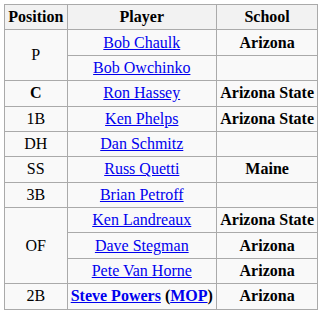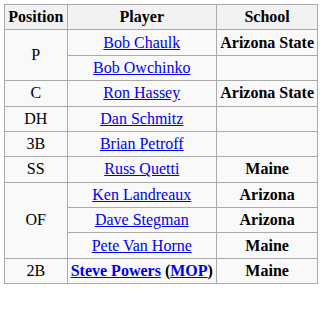(267, 42) Arizona -> (267, 42) Arizona State
(36, 93) bold -> (36, 93) normal
- row: (142, 118)
rows swapped: (142, 194) <-> (142, 169)
(267, 220) Arizona State -> (267, 194) Arizona
(267, 270) Arizona -> (267, 245) Maine
(267, 296) Arizona -> (267, 270) Maine
